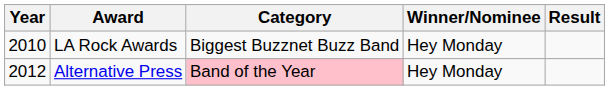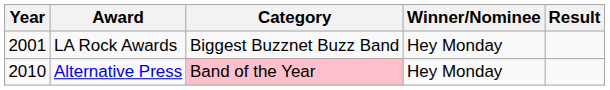(27, 44) 2010 -> (27, 44) 2001
(27, 71) 2012 -> (27, 71) 2010
